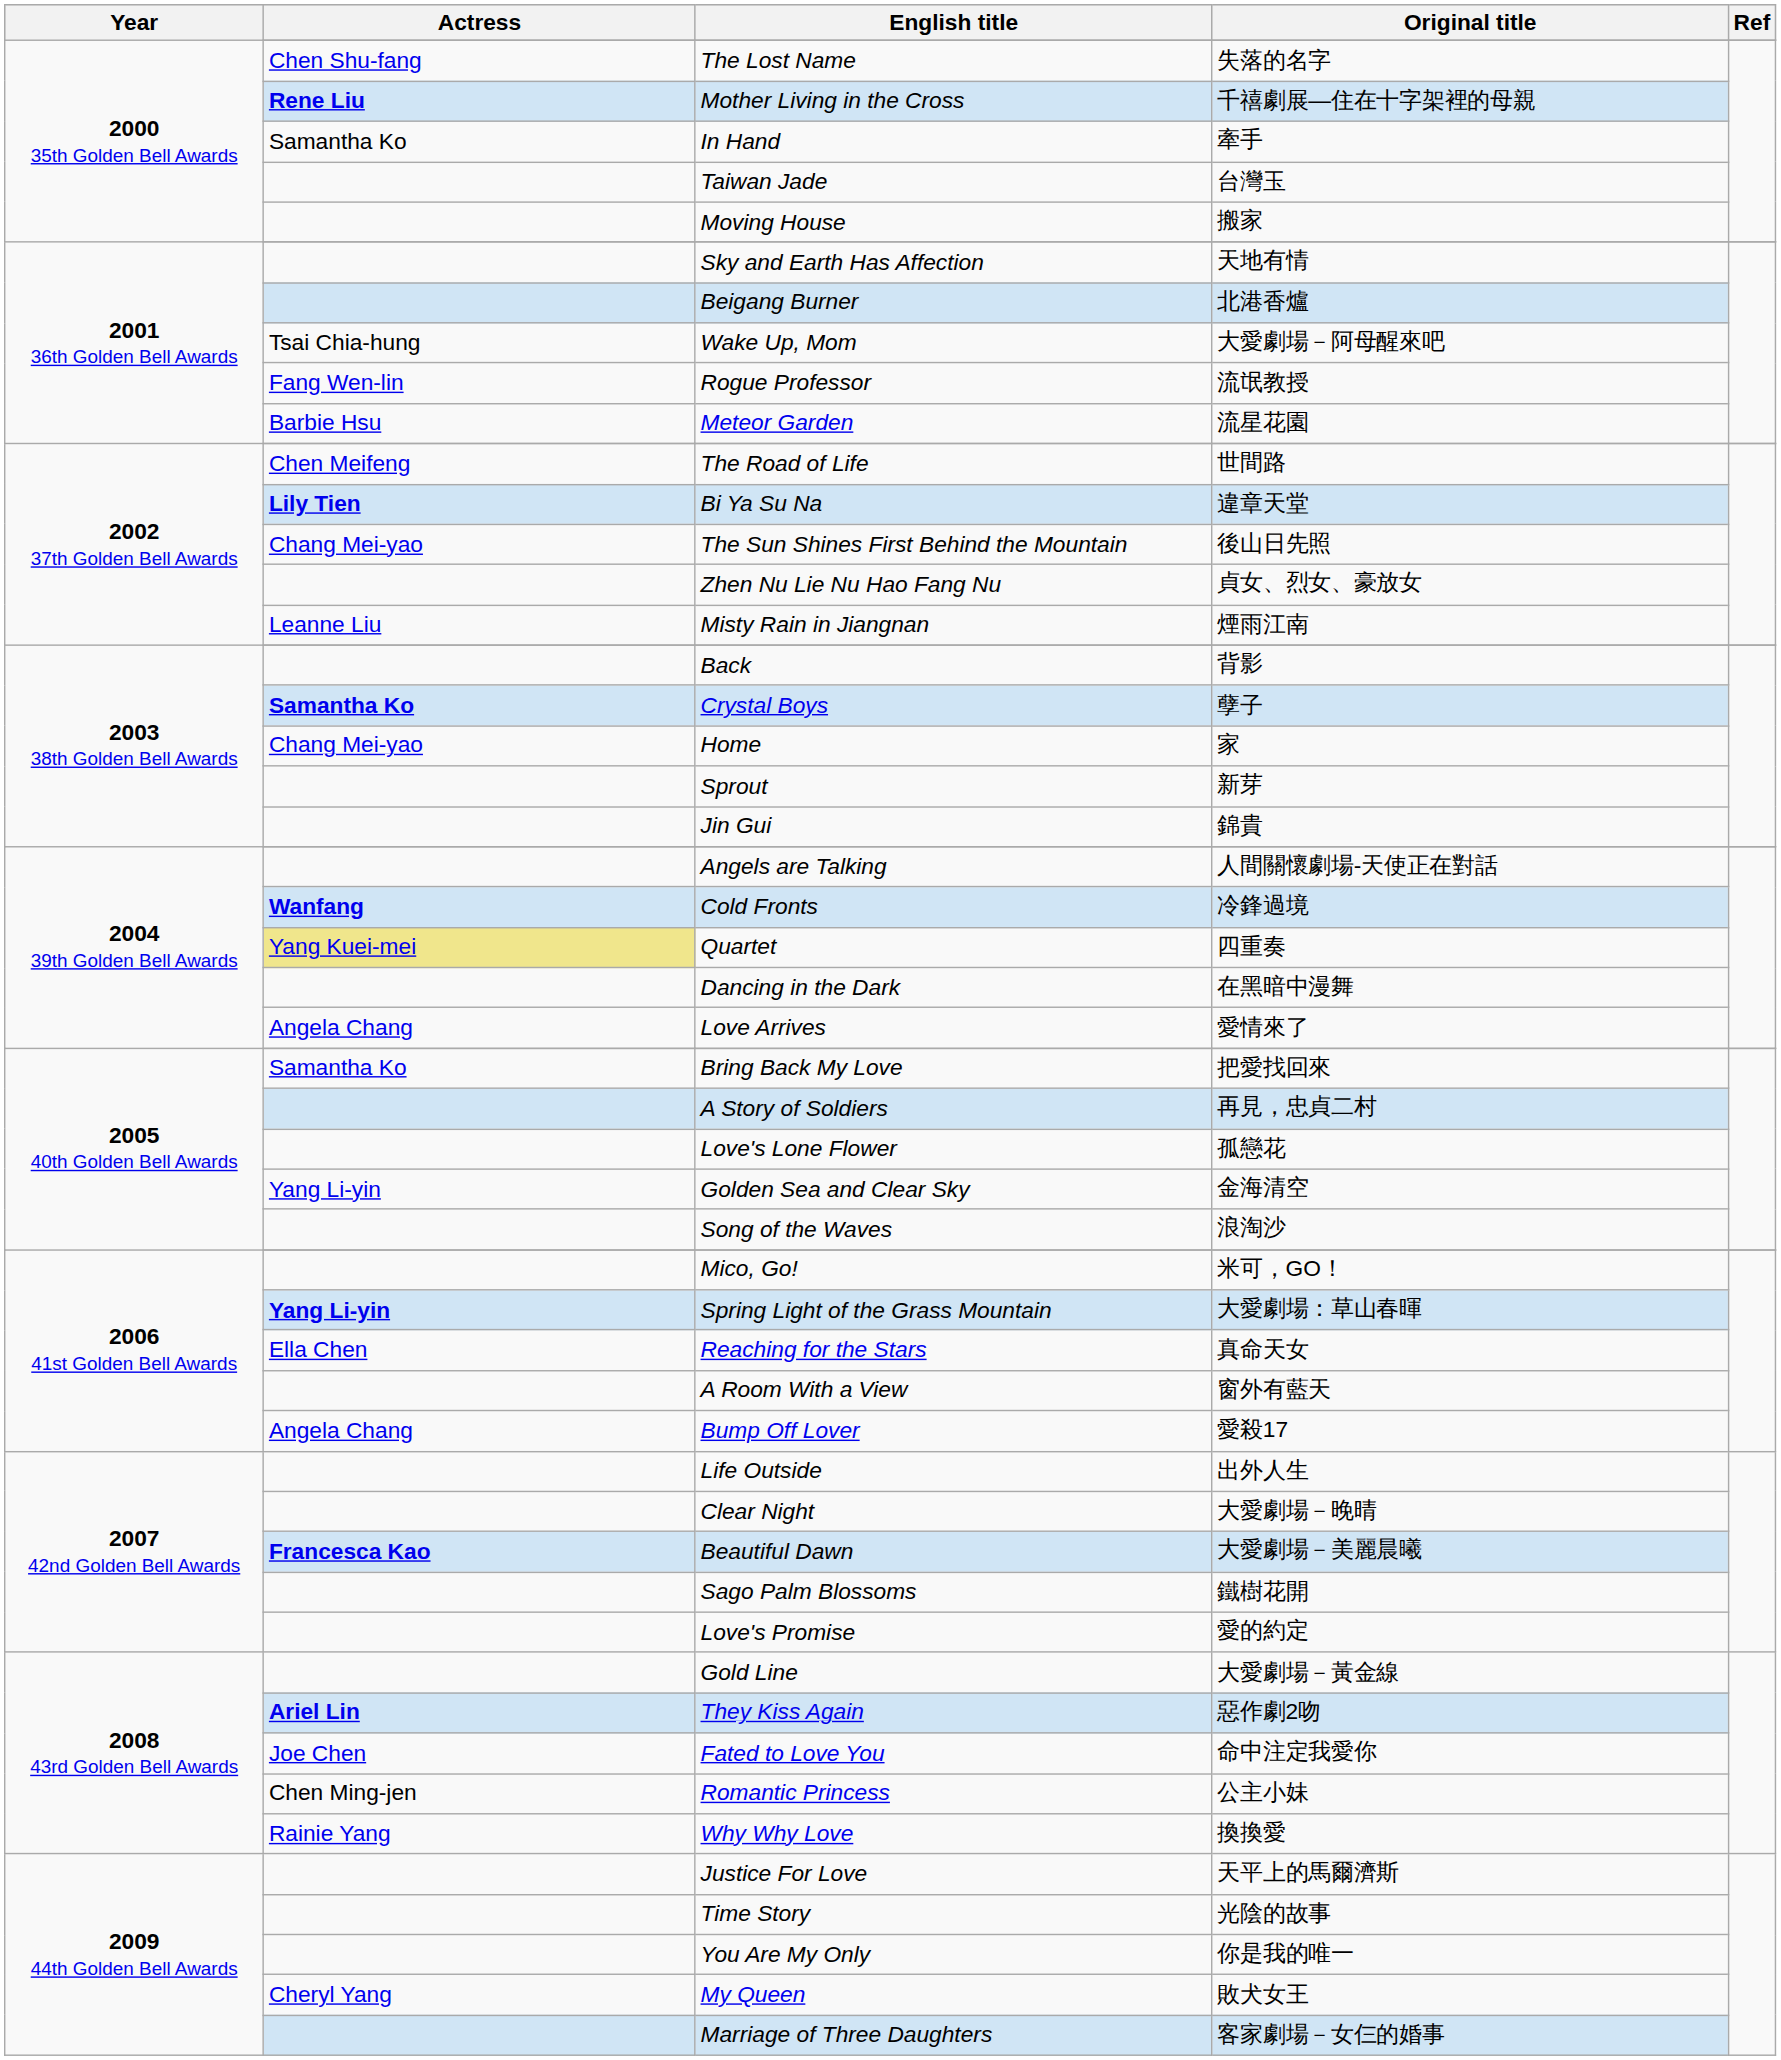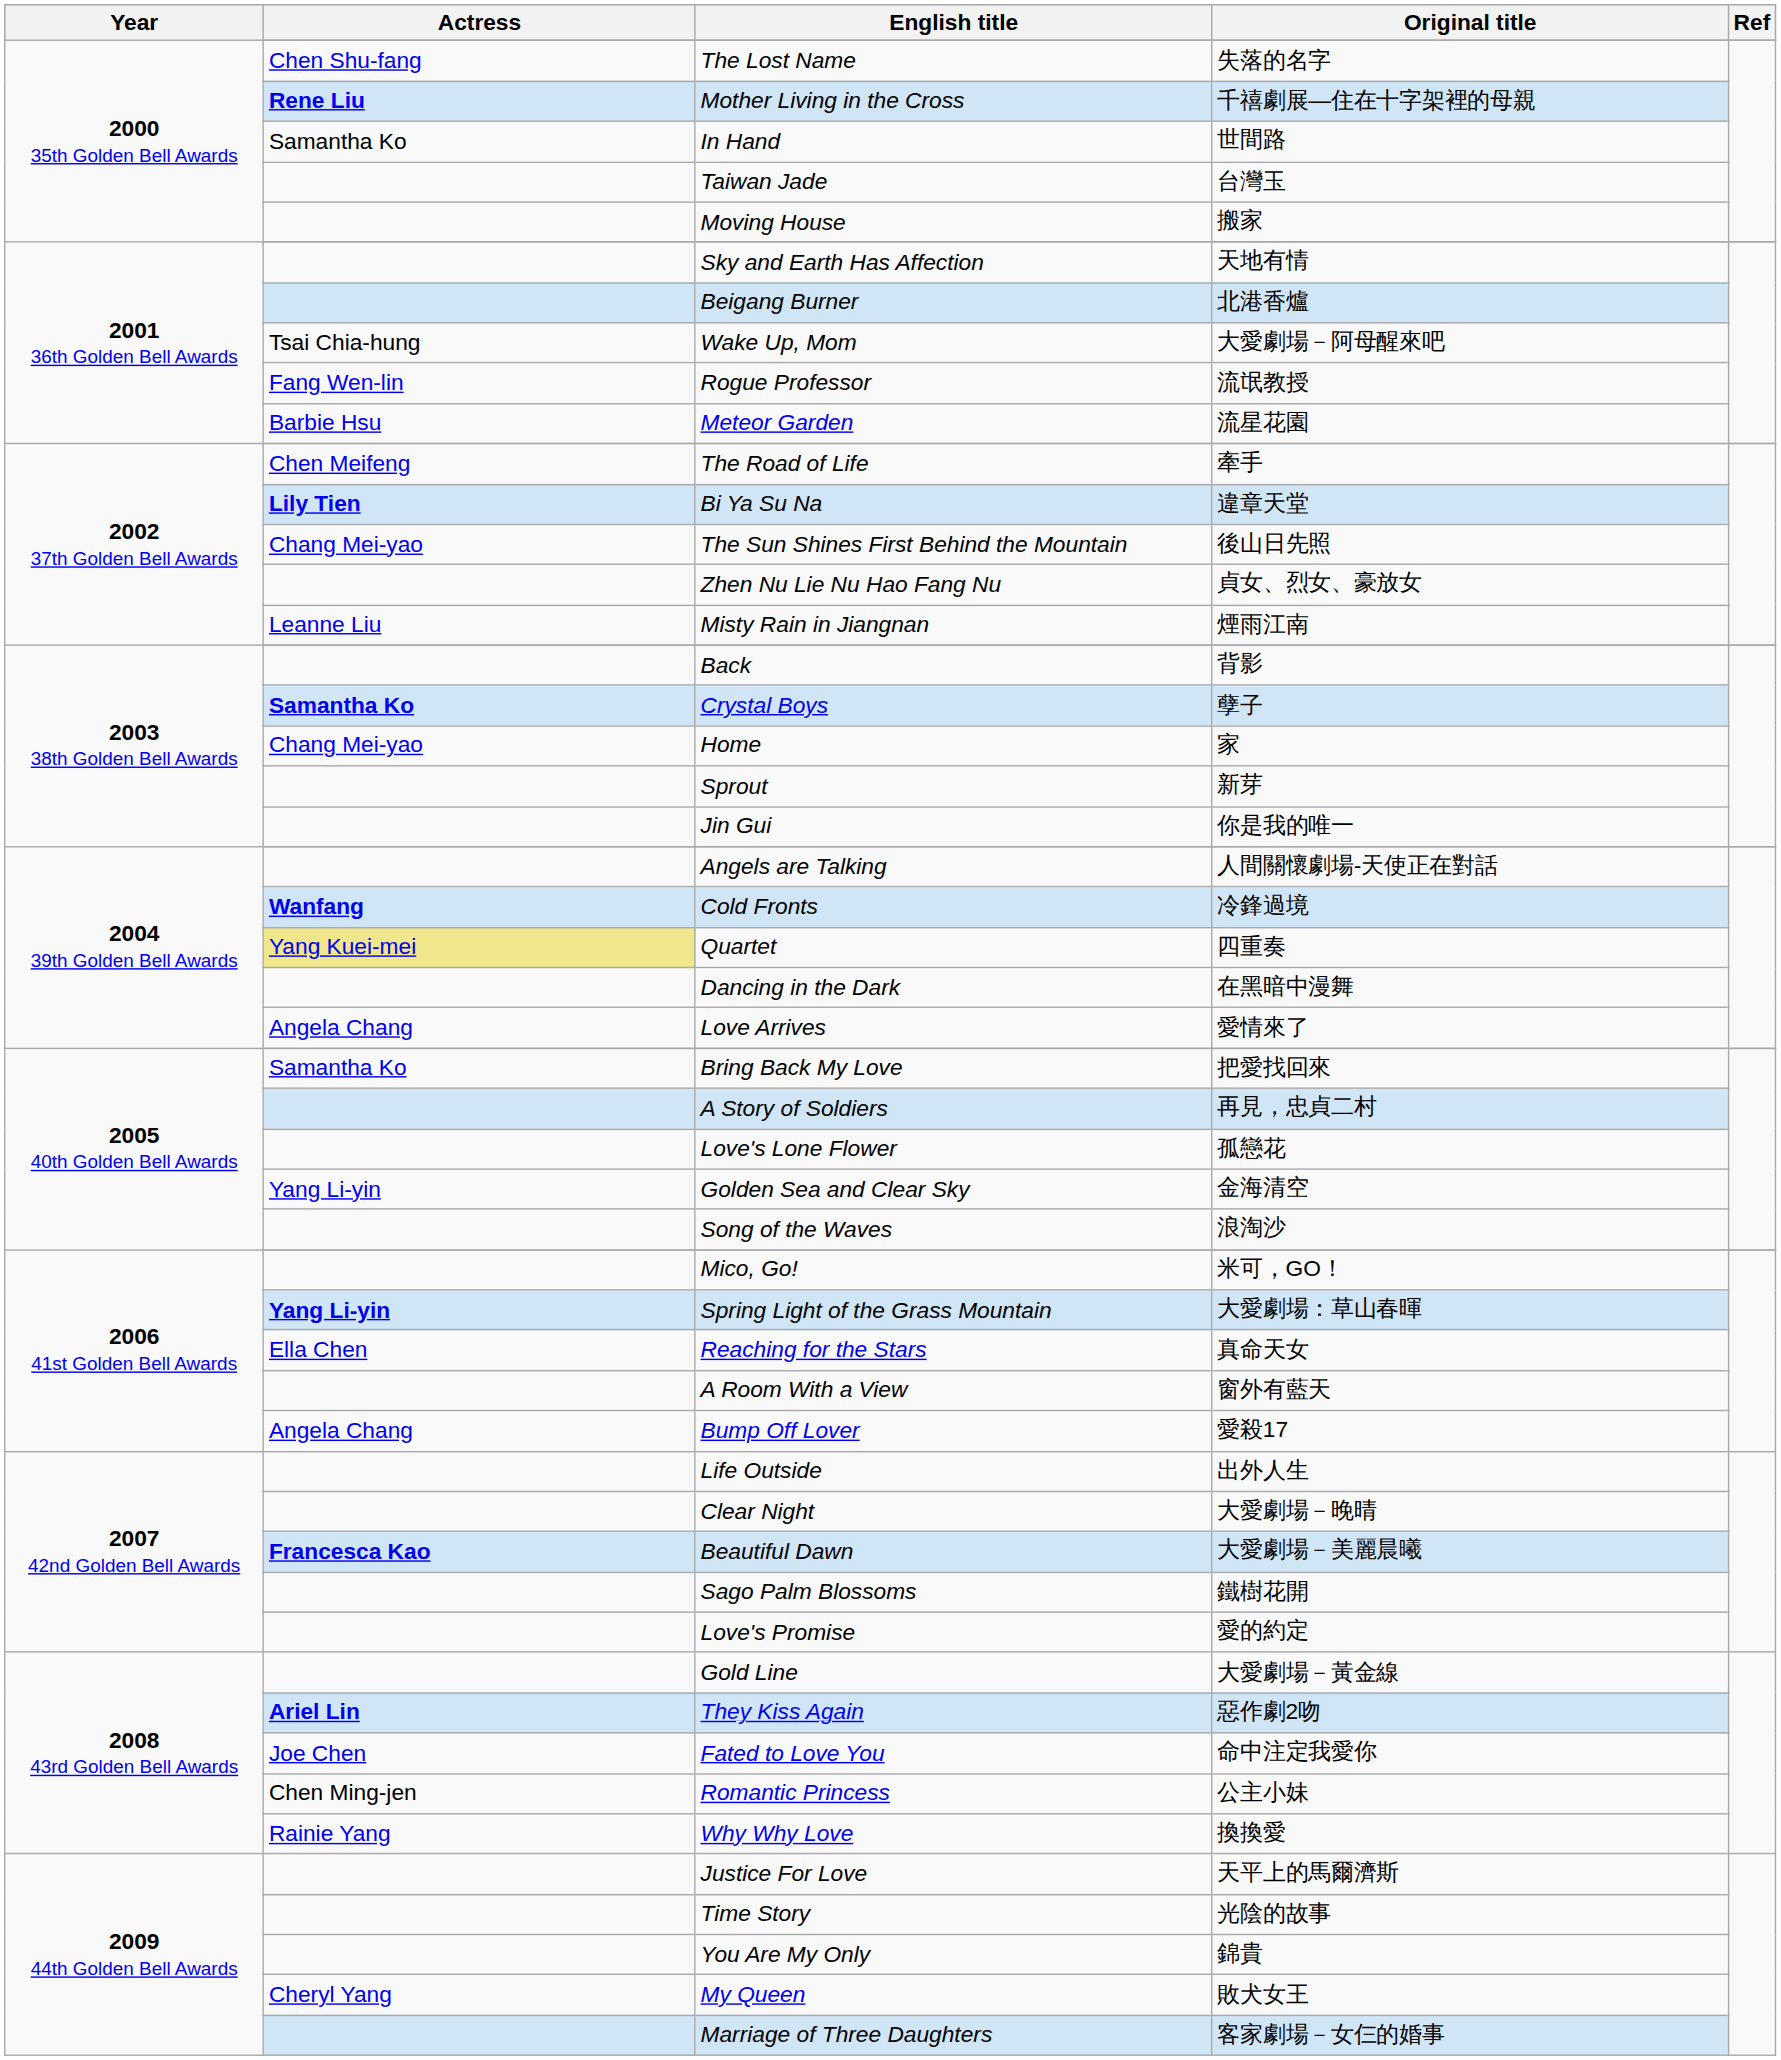(1240, 140) 牽手 -> (1251, 140) 世間路
(1251, 462) 世間路 -> (1240, 462) 牽手
(1240, 825) 錦貴 -> (1286, 825) 你是我的唯一
(1286, 1953) 你是我的唯一 -> (1240, 1953) 錦貴
